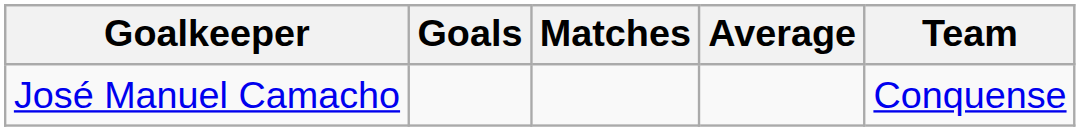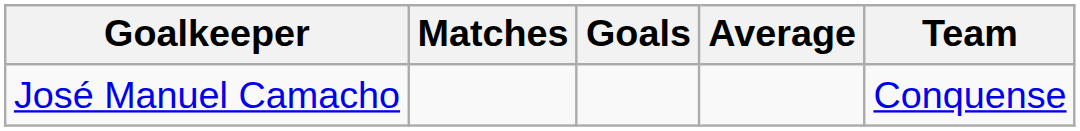columns swapped: (470, 34) <-> (615, 34)
